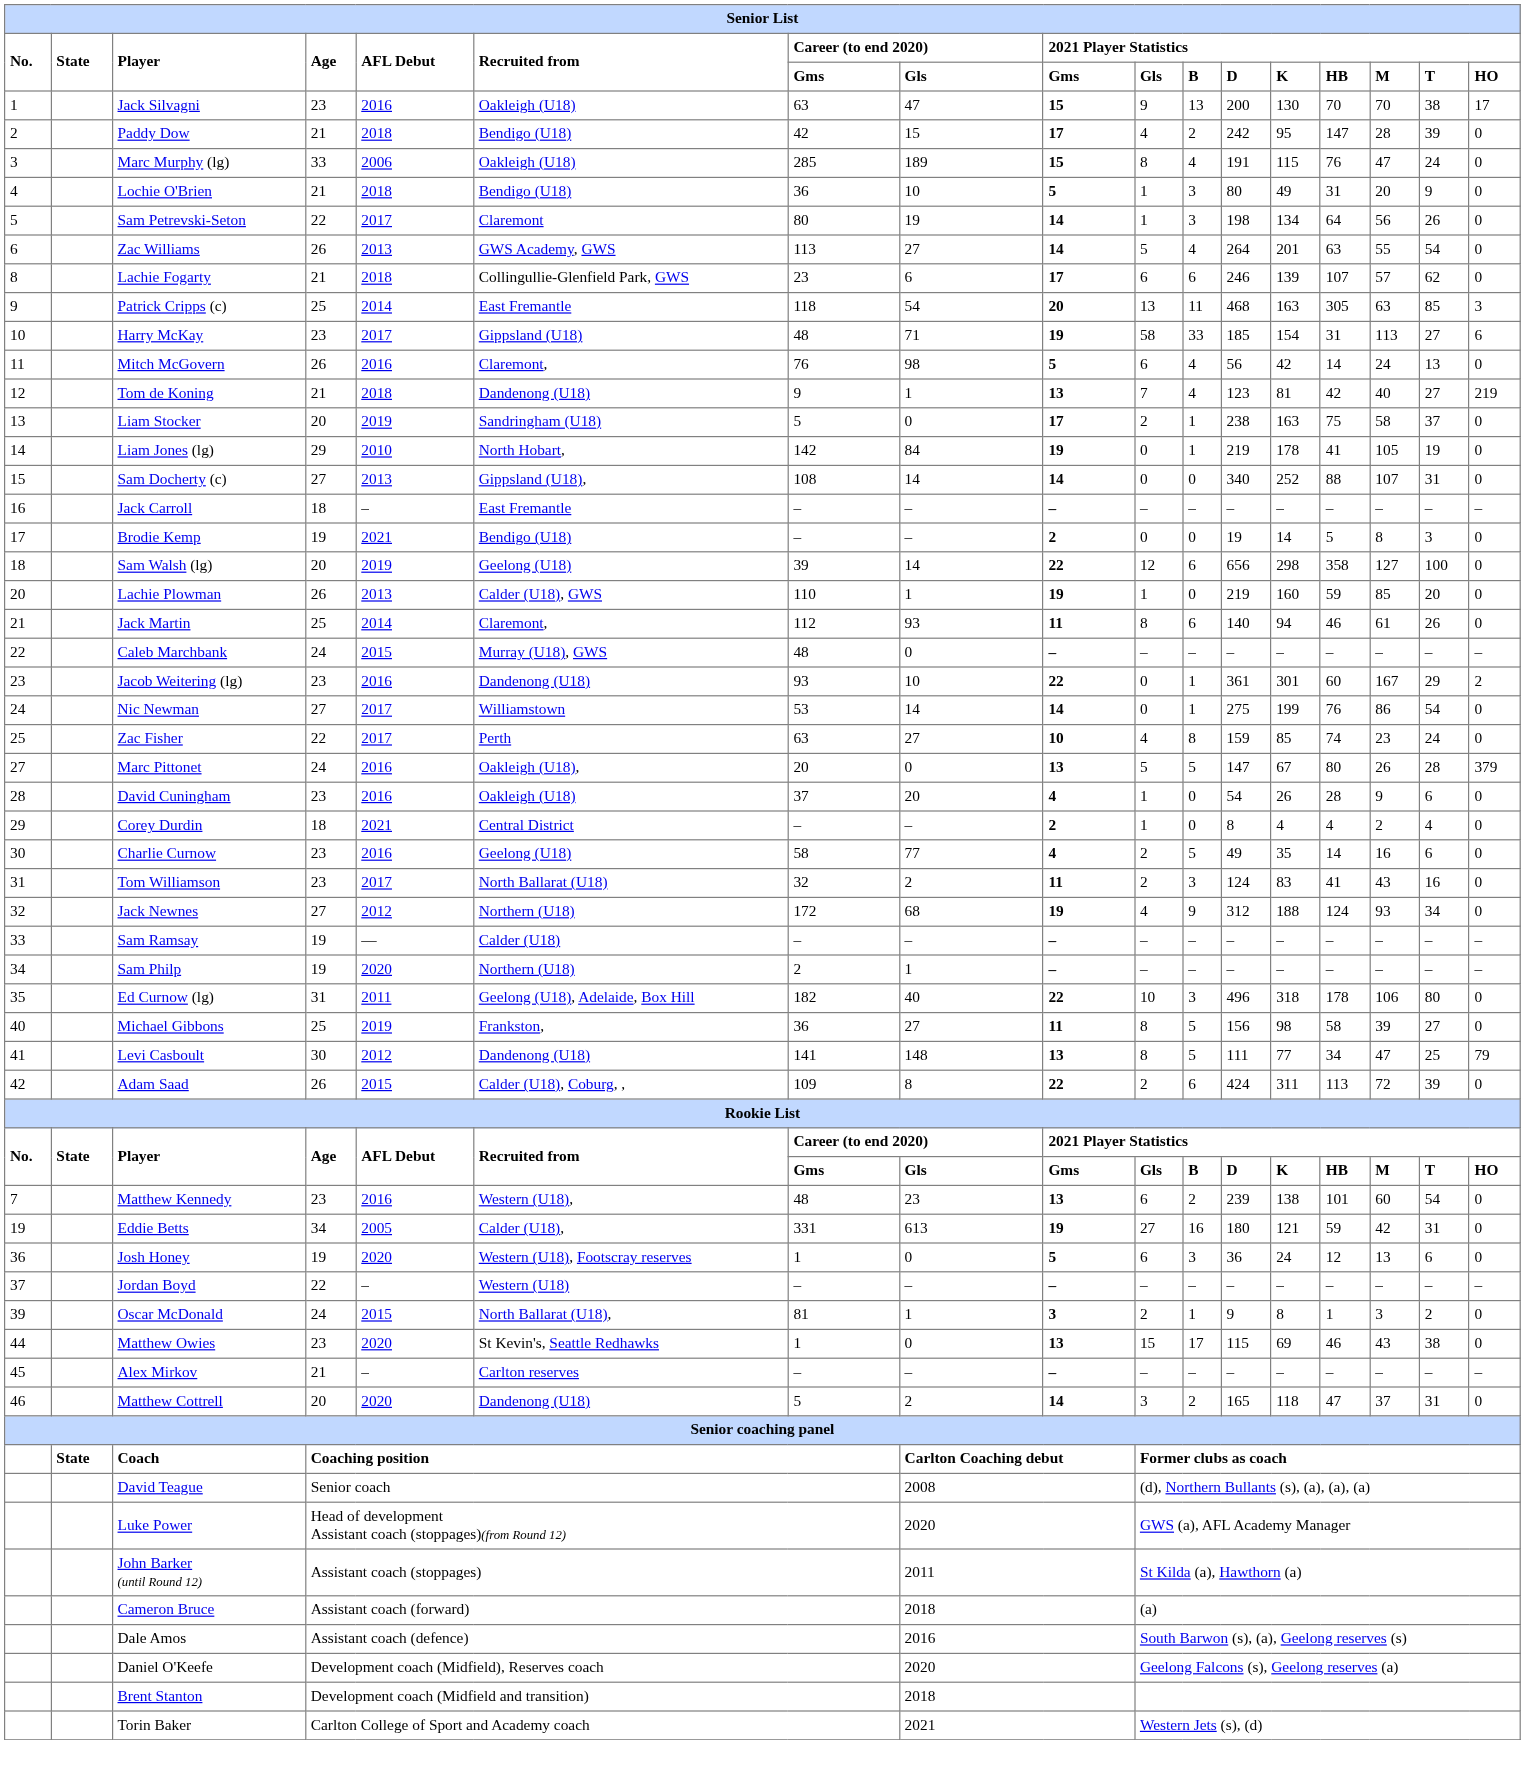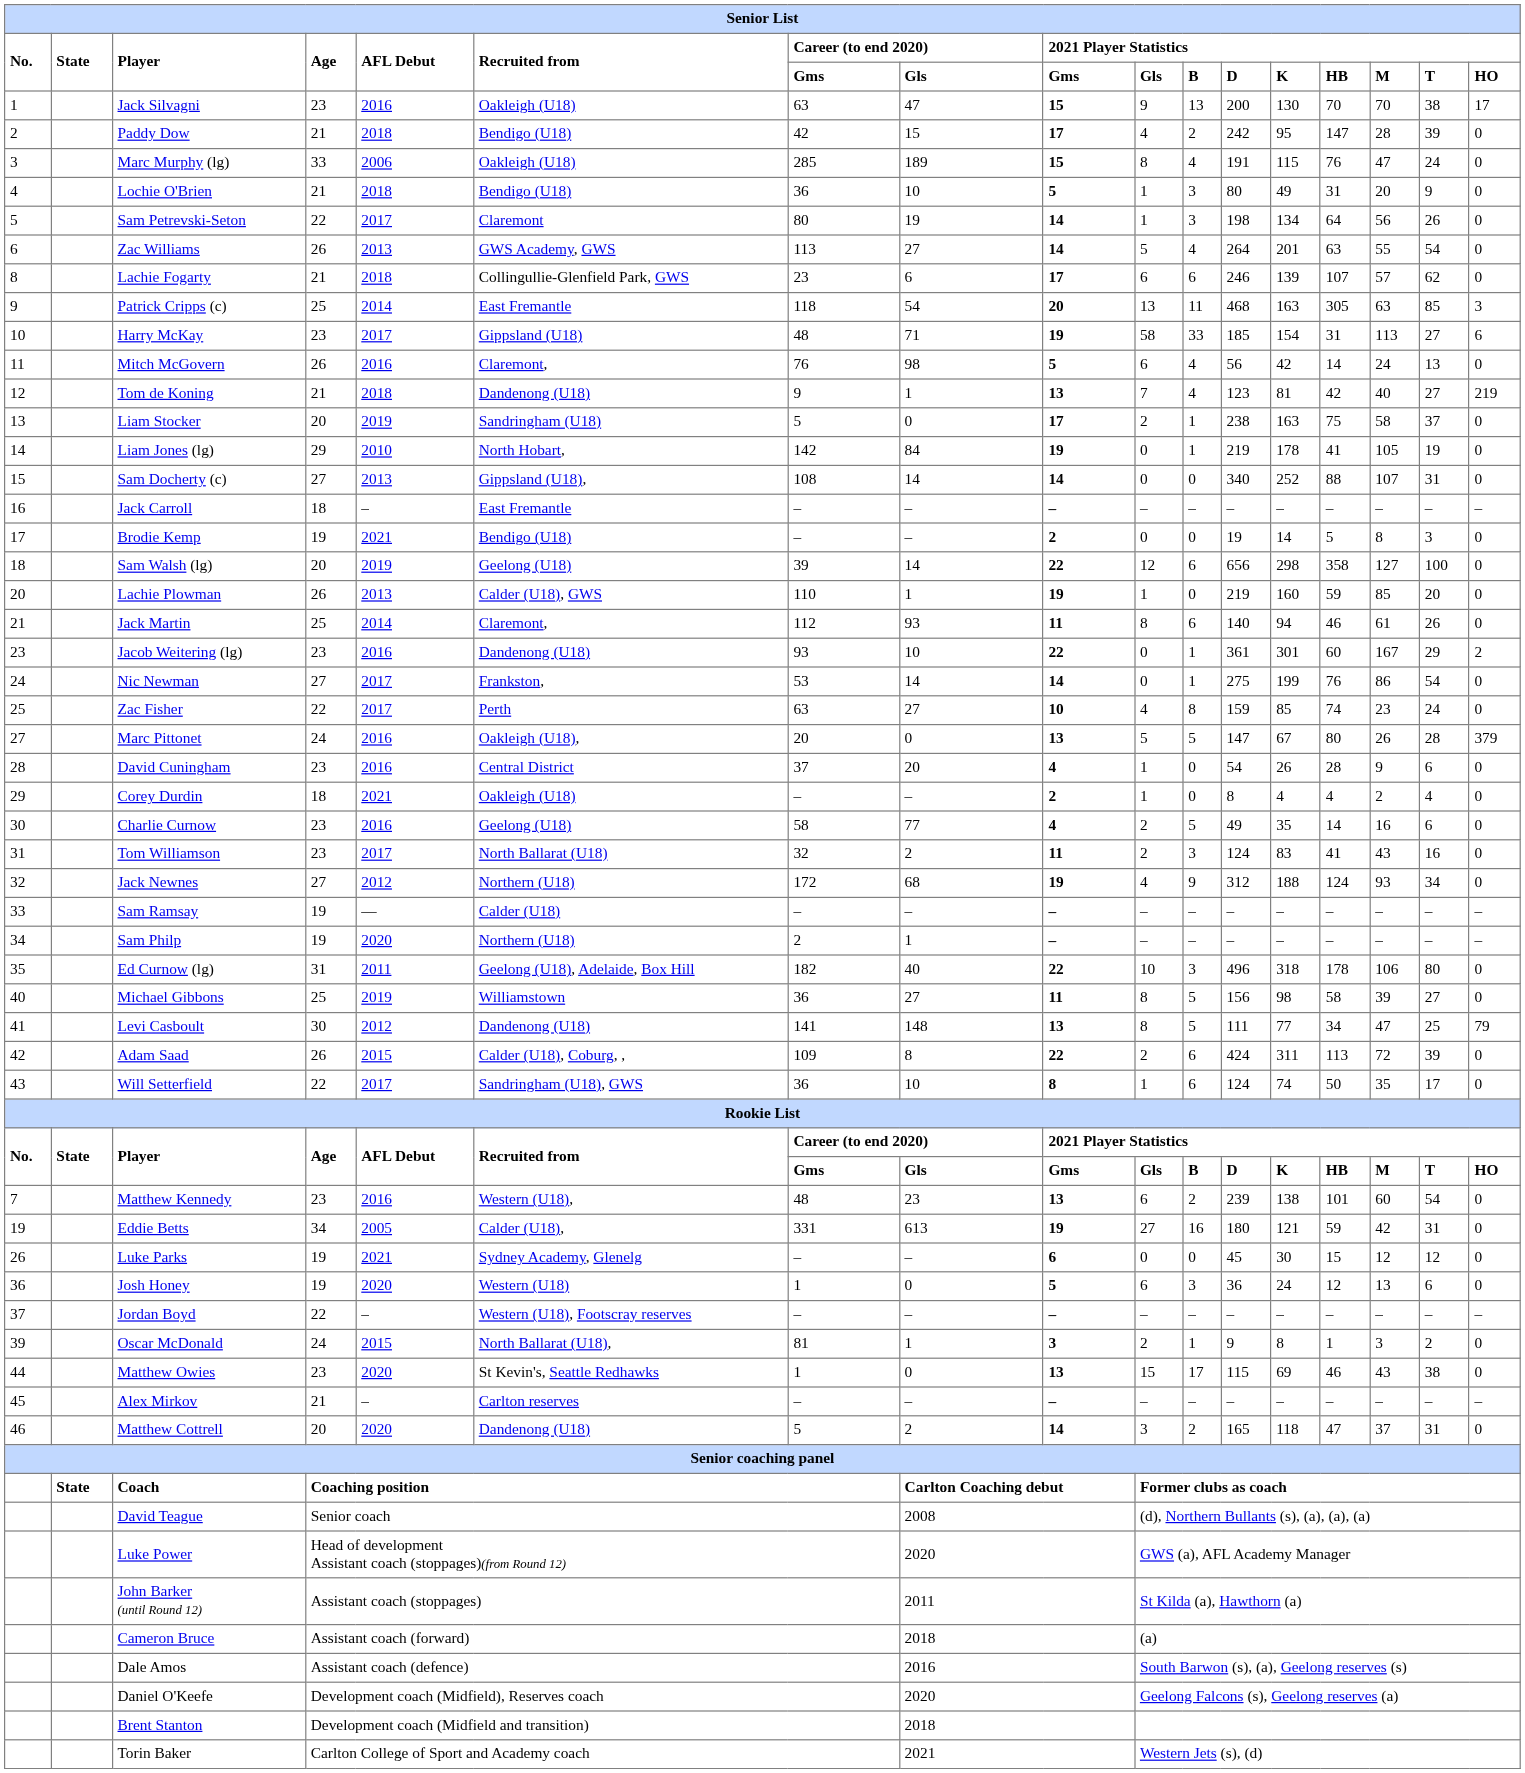- row: (18, 652)
(522, 710) Williamstown -> (511, 681) Frankston,
(527, 796) Oakleigh (U18) -> (526, 767) Central District
(526, 825) Central District -> (527, 796) Oakleigh (U18)
(511, 1026) Frankston, -> (522, 998) Williamstown
+ row: (18, 1084)
+ row: (18, 1257)
(585, 1257) Western (U18), Footscray reserves -> (524, 1286) Western (U18)
(524, 1286) Western (U18) -> (585, 1314) Western (U18), Footscray reserves
